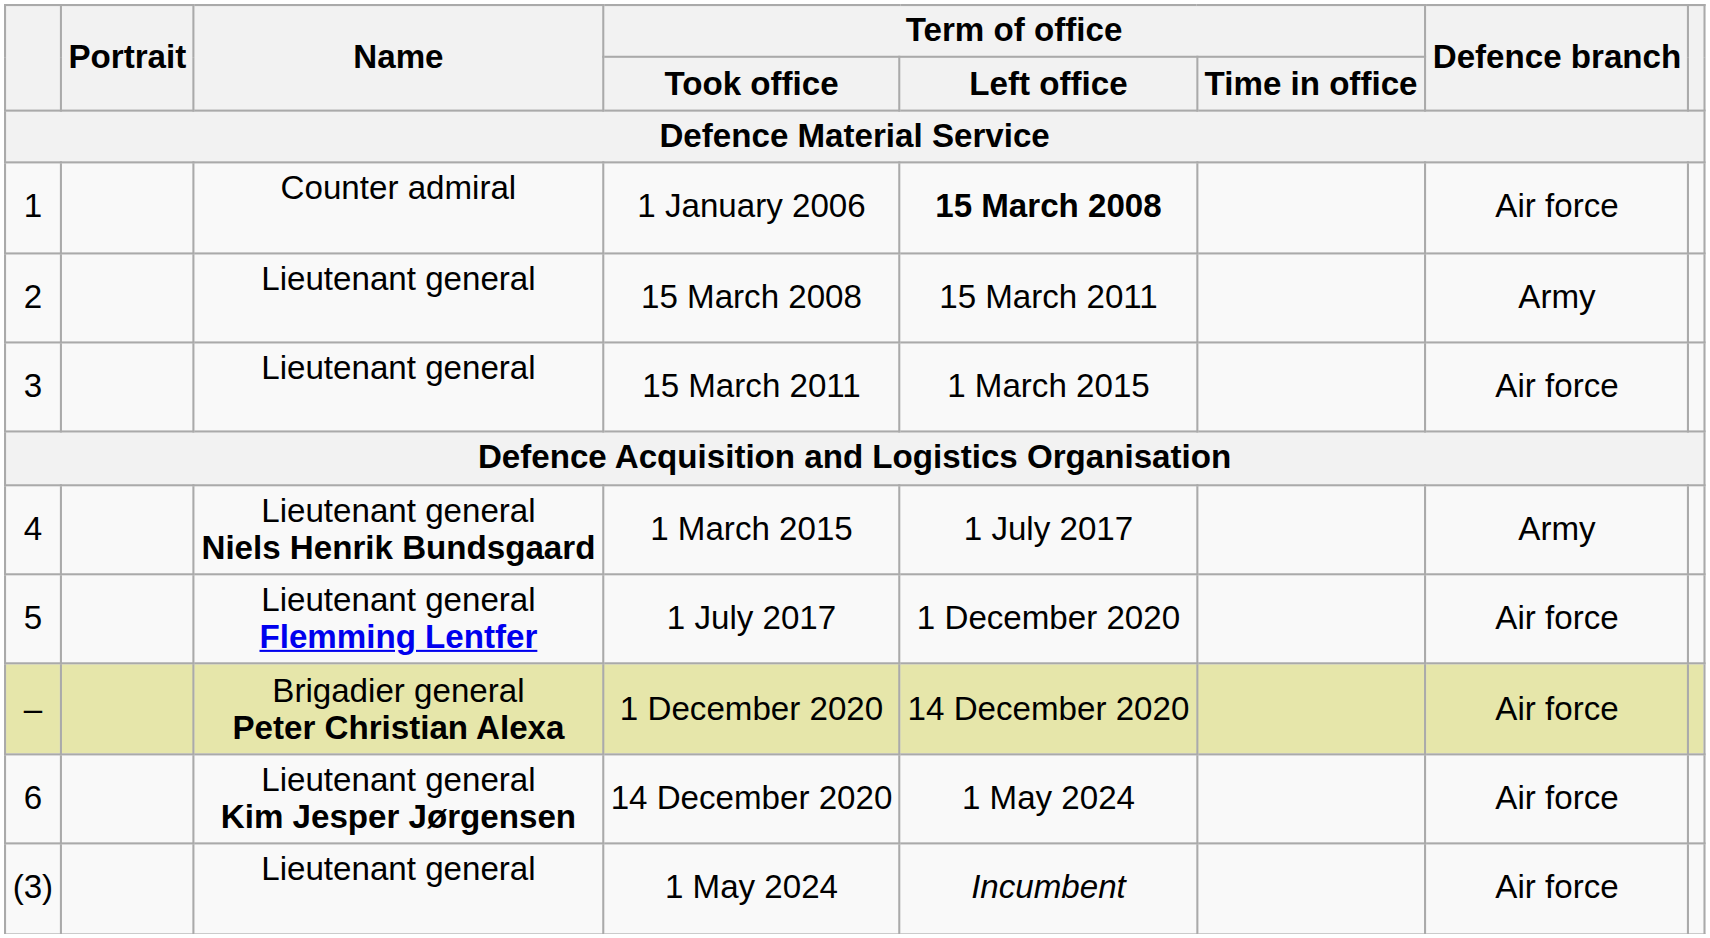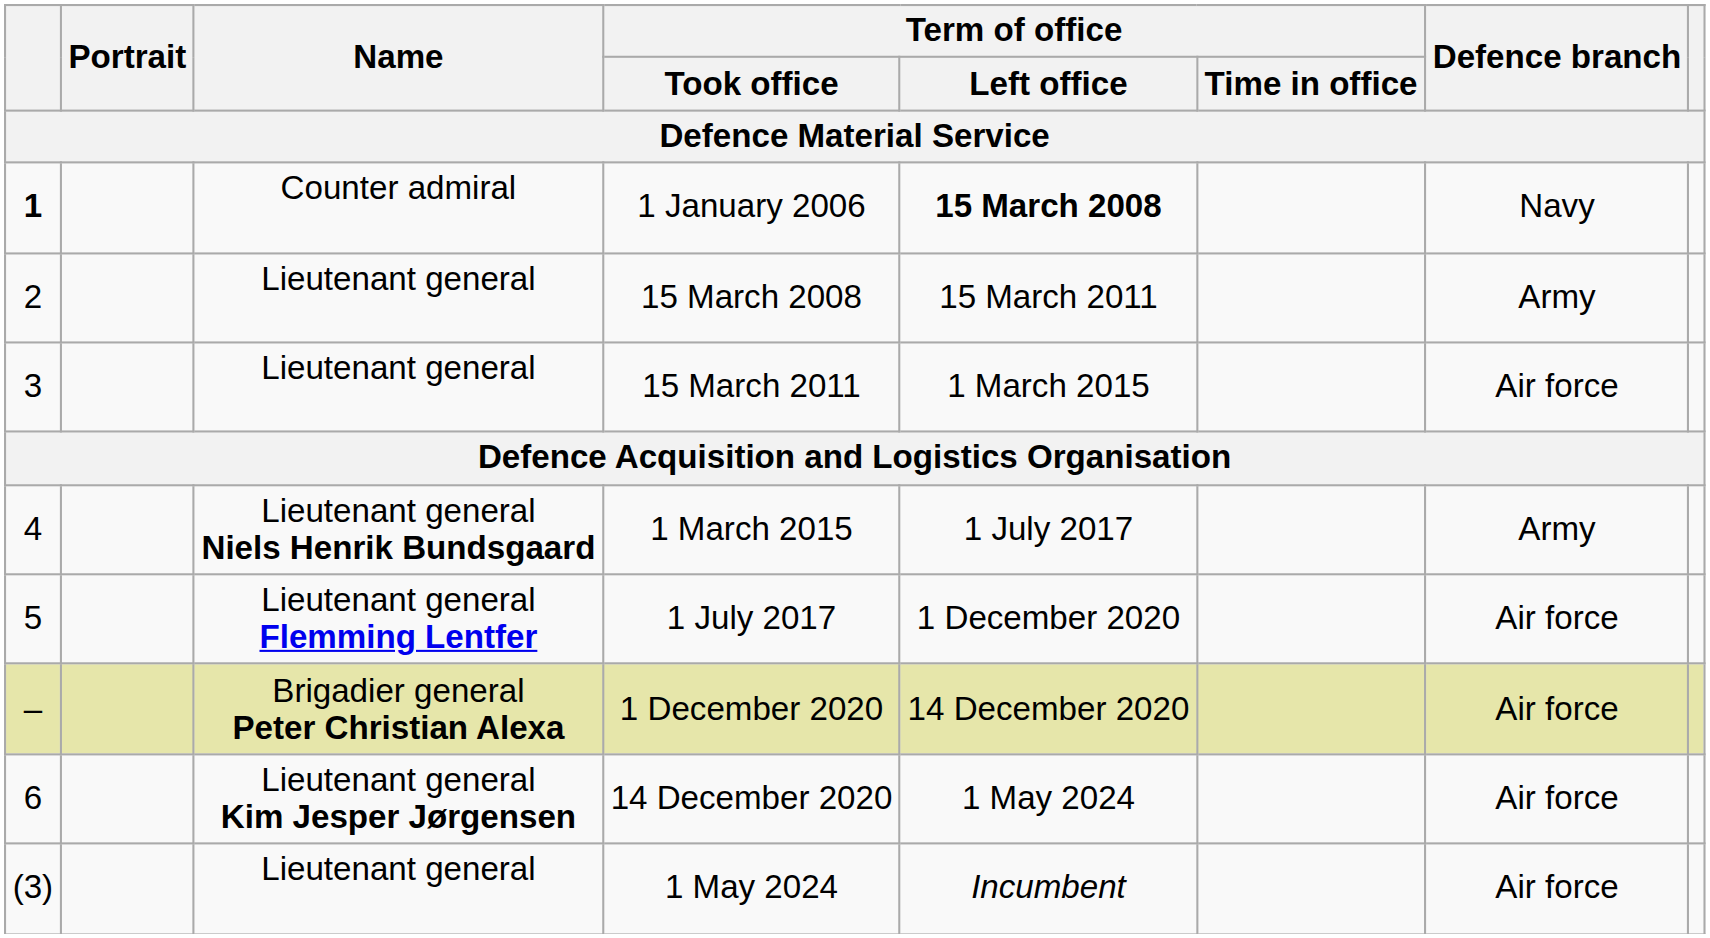(33, 206) normal -> (33, 206) bold
(1557, 206) Air force -> (1557, 206) Navy
